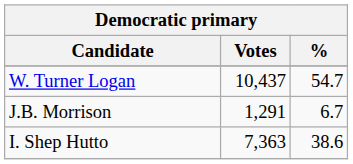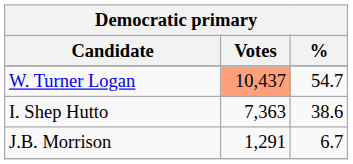(260, 81) no background -> (260, 81) lightsalmon background
rows swapped: (59, 142) <-> (60, 112)
